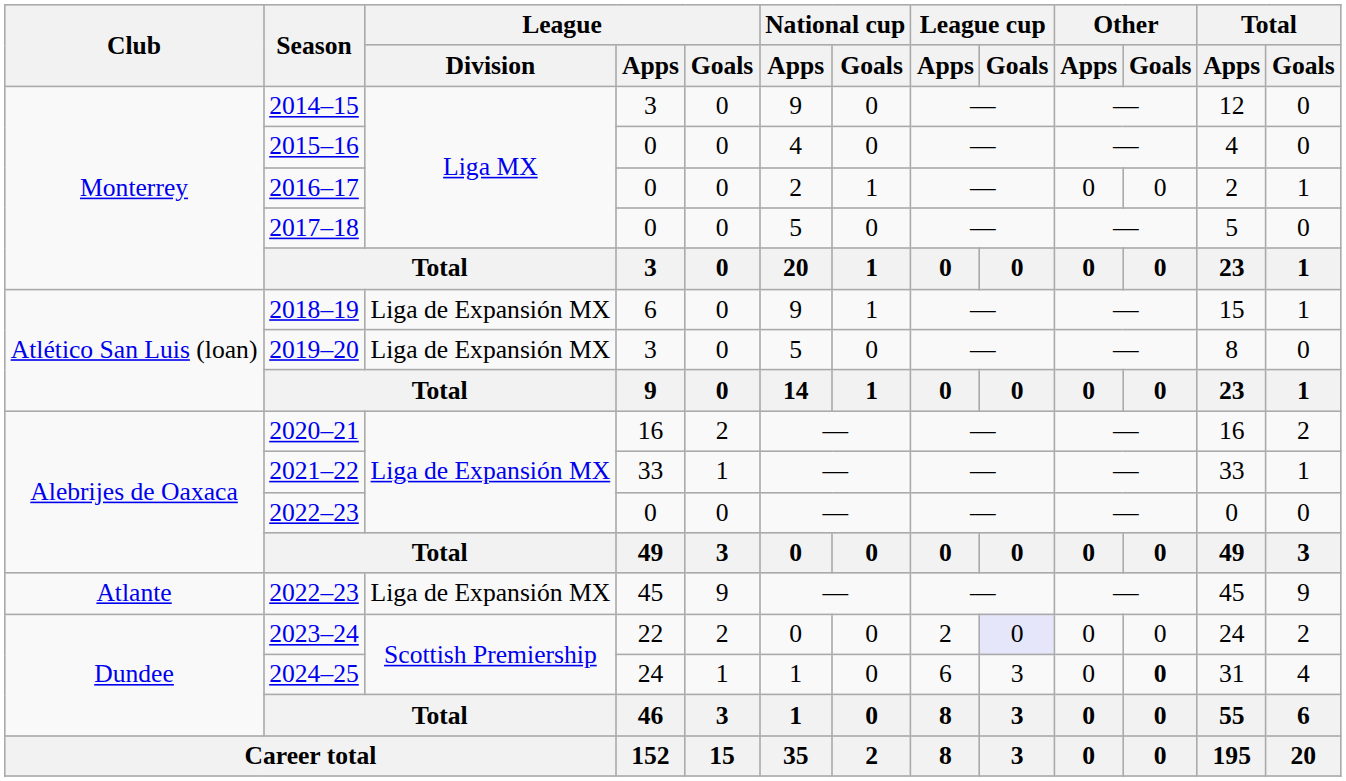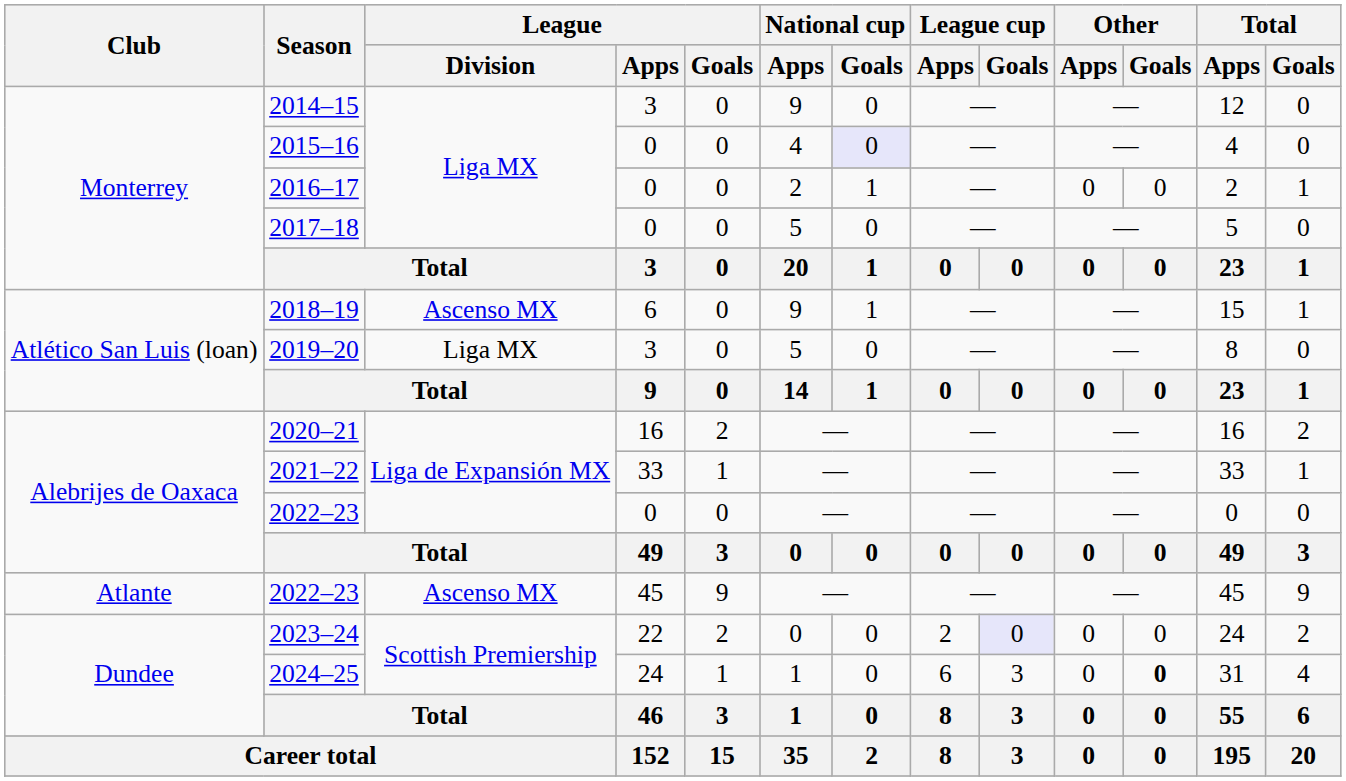(872, 146) no background -> (872, 146) lavender background
(490, 308) Liga de Expansión MX -> (490, 308) Ascenso MX
(490, 349) Liga de Expansión MX -> (490, 349) Liga MX
(490, 593) Liga de Expansión MX -> (490, 593) Ascenso MX
